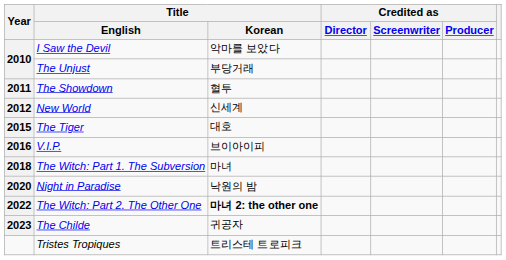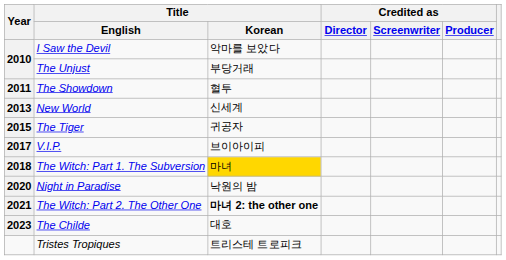(19, 108) 2012 -> (19, 108) 2013
(221, 127) 대호 -> (227, 127) 귀공자
(19, 147) 2016 -> (19, 147) 2017
(221, 166) no background -> (221, 166) gold background
(19, 205) 2022 -> (19, 205) 2021
(227, 225) 귀공자 -> (221, 225) 대호
